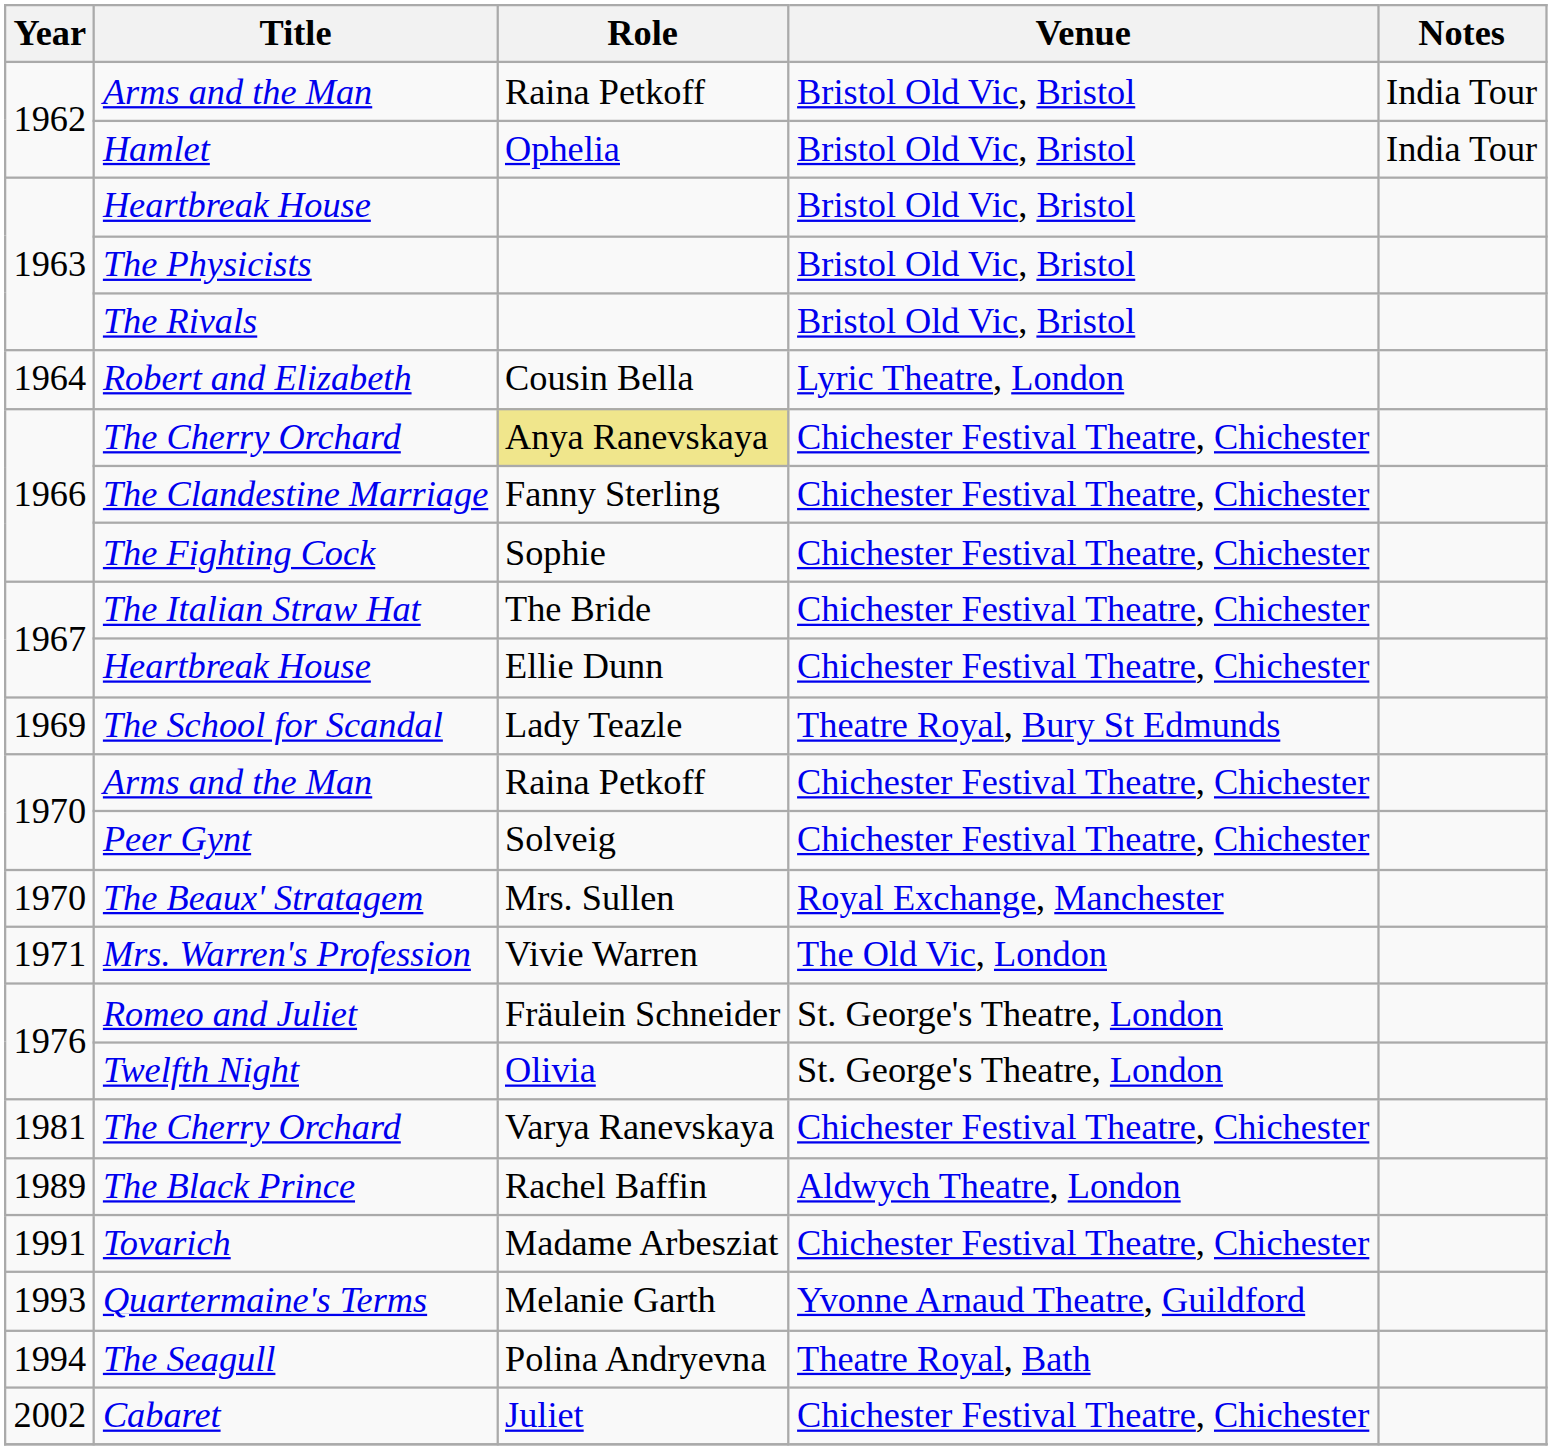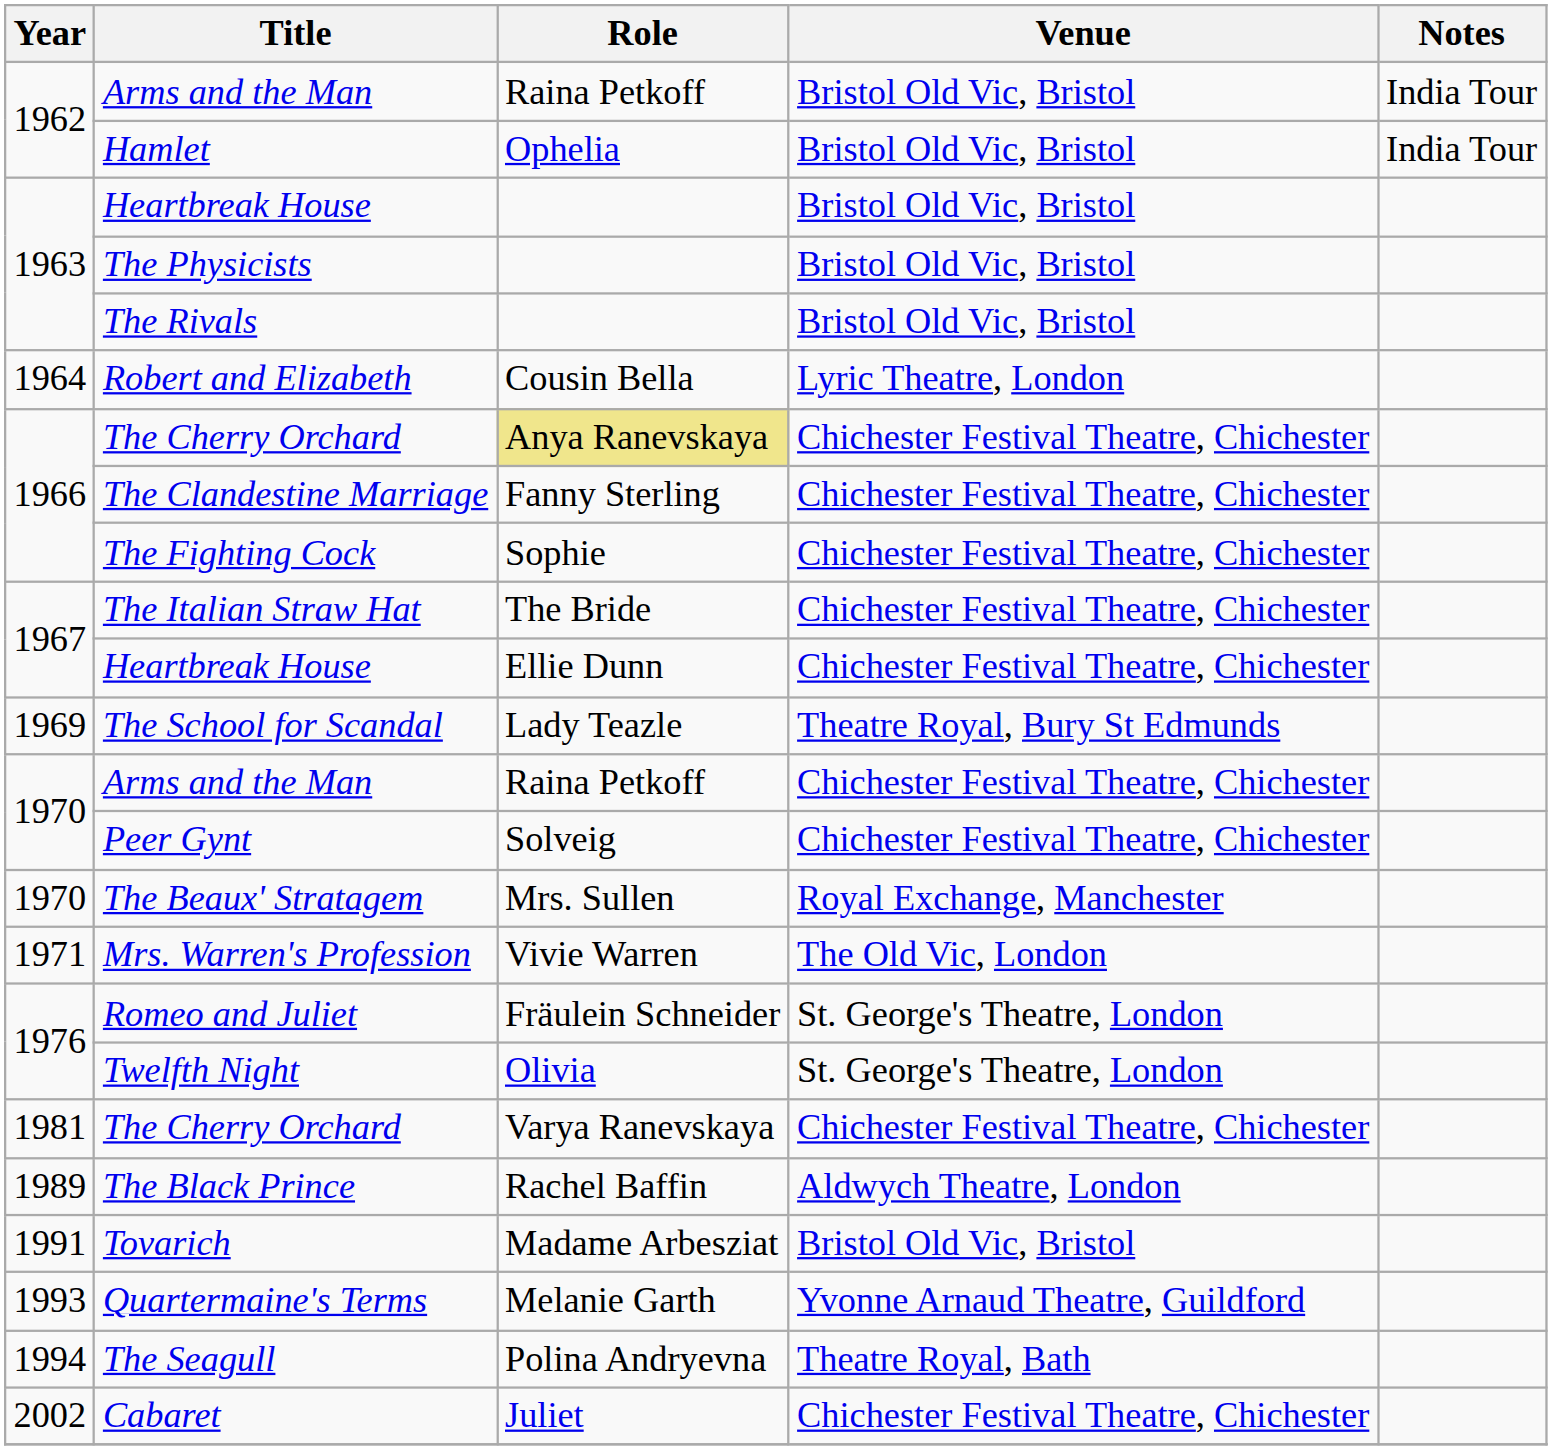(1083, 1242) Chichester Festival Theatre, Chichester -> (966, 1242) Bristol Old Vic, Bristol
